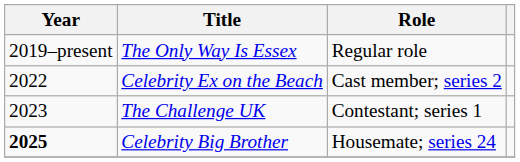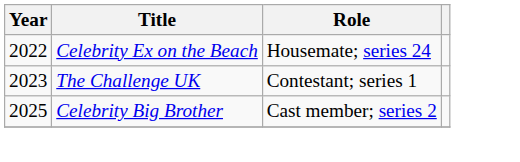- row: (209, 50)
(417, 80) Cast member; series 2 -> (349, 50) Housemate; series 24
(28, 141) bold -> (28, 111) normal
(414, 141) Housemate; series 24 -> (352, 111) Cast member; series 2
